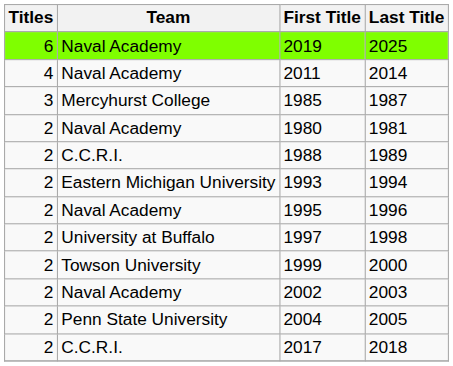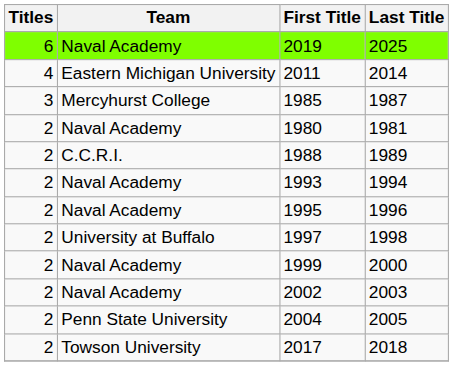(121, 73) Naval Academy -> (168, 73) Eastern Michigan University
(168, 182) Eastern Michigan University -> (121, 182) Naval Academy
(131, 264) Towson University -> (121, 264) Naval Academy
(92, 347) C.C.R.I. -> (131, 347) Towson University
